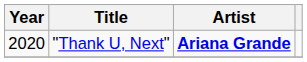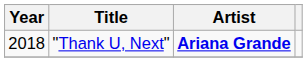(27, 43) 2020 -> (27, 43) 2018
